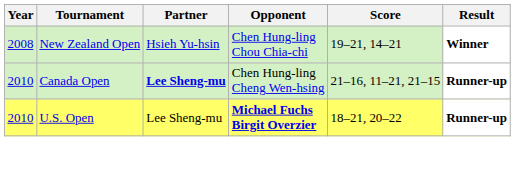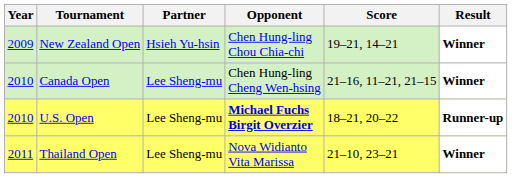(20, 44) 2008 -> (20, 44) 2009
(186, 81) bold -> (184, 81) normal
(477, 81) Runner-up -> (464, 81) Winner
+ row: (78, 154)
